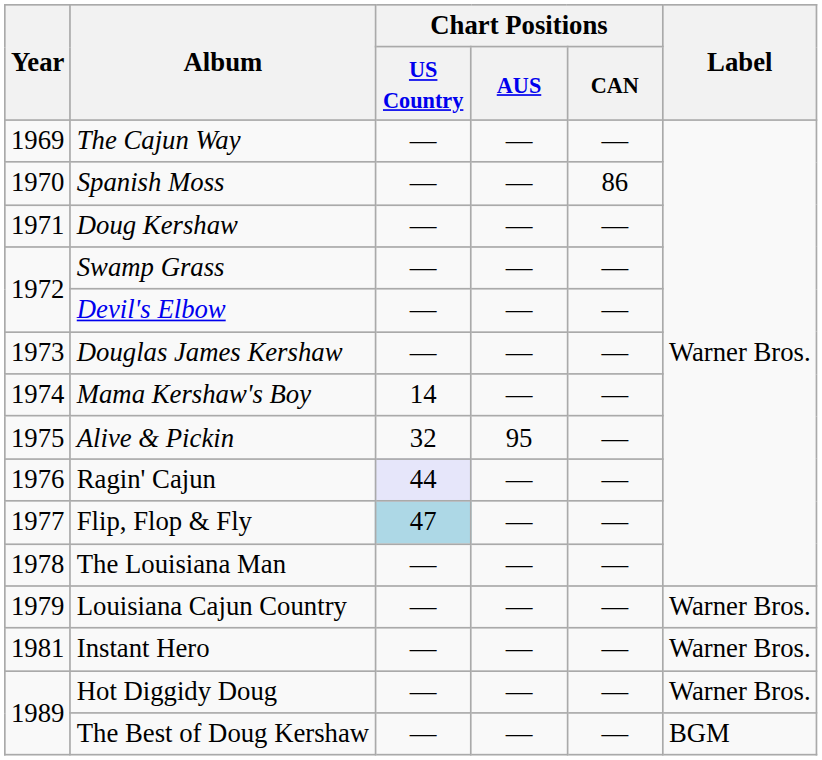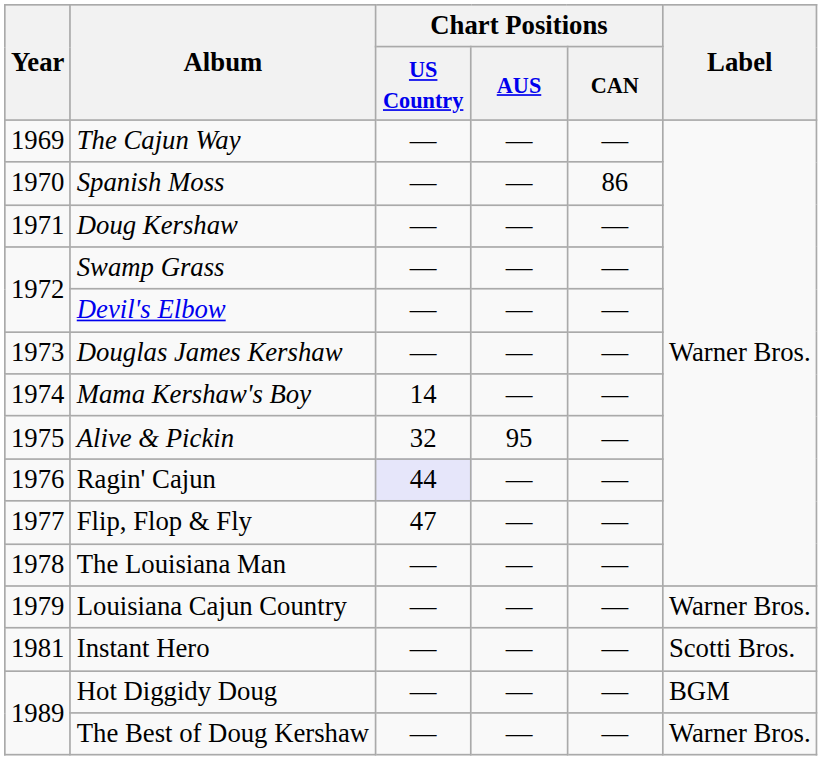(423, 521) lightblue background -> (423, 521) no background
(740, 649) Warner Bros. -> (732, 649) Scotti Bros.
(740, 691) Warner Bros. -> (699, 691) BGM
(699, 733) BGM -> (740, 733) Warner Bros.
